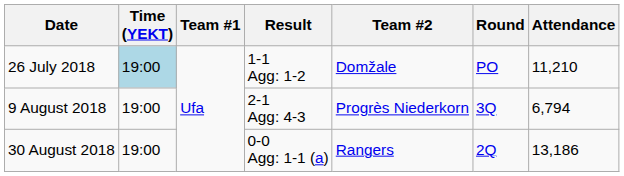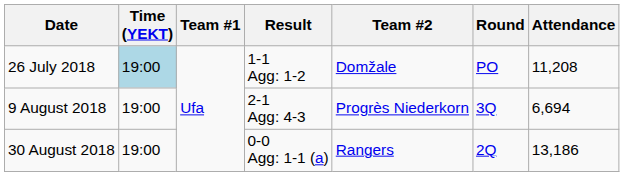(555, 66) 11,210 -> (555, 66) 11,208
(551, 108) 6,794 -> (551, 108) 6,694
